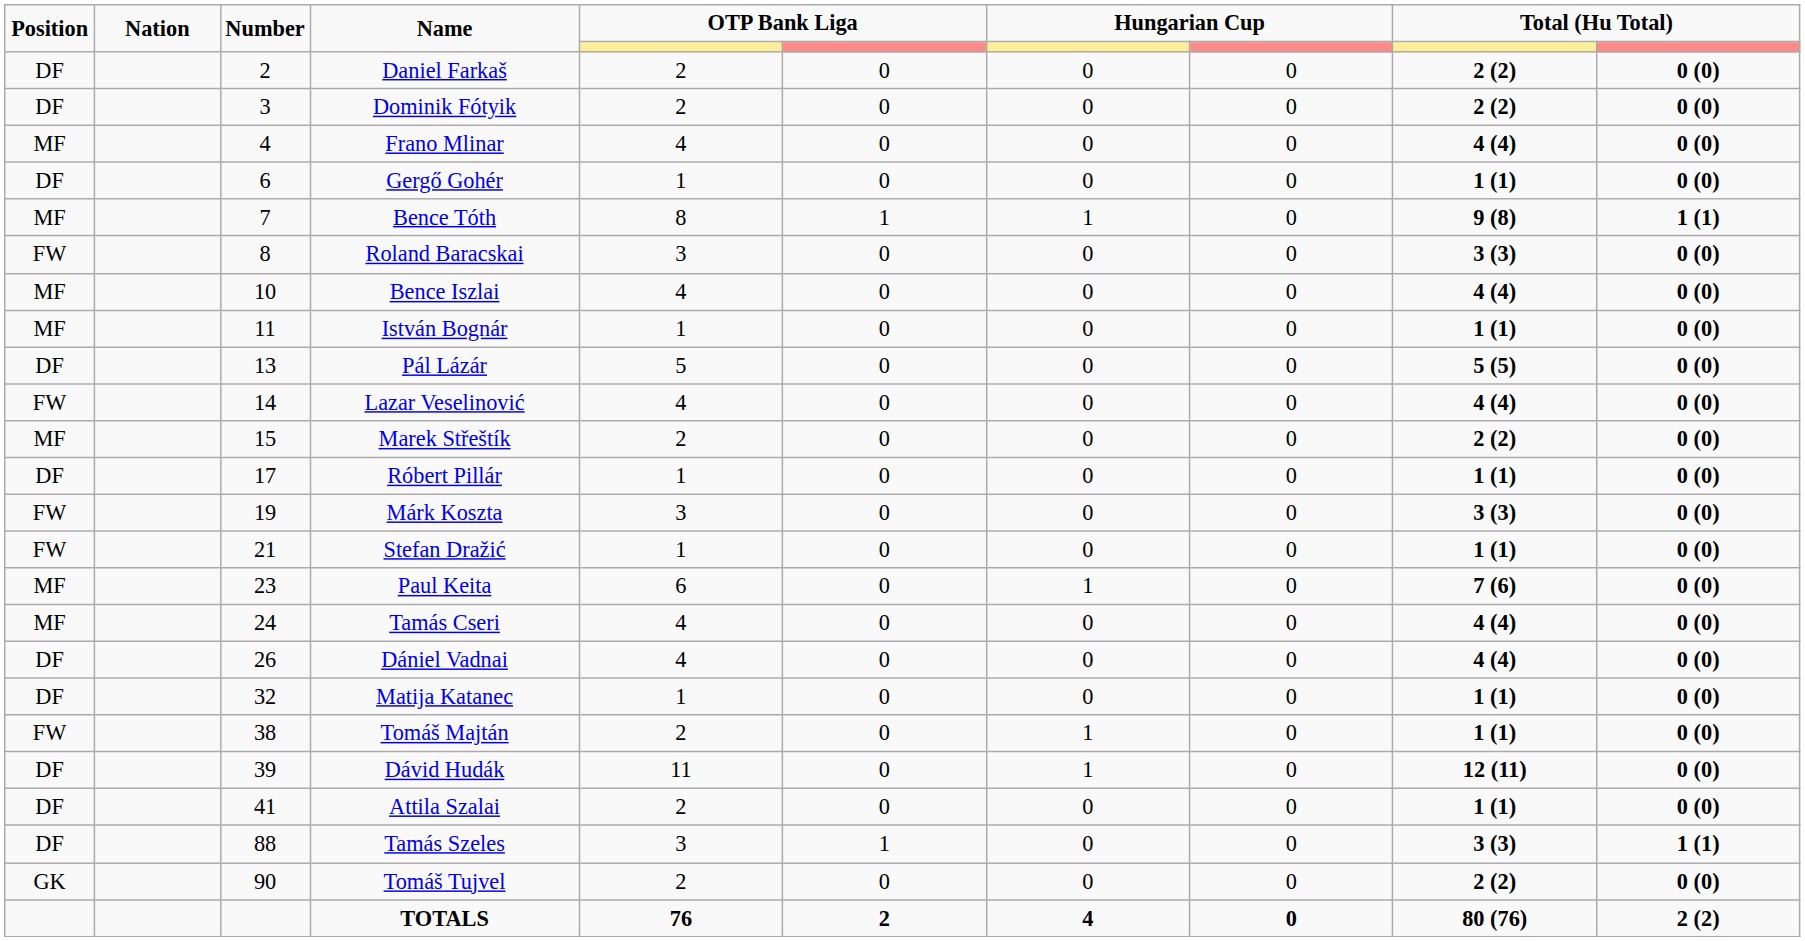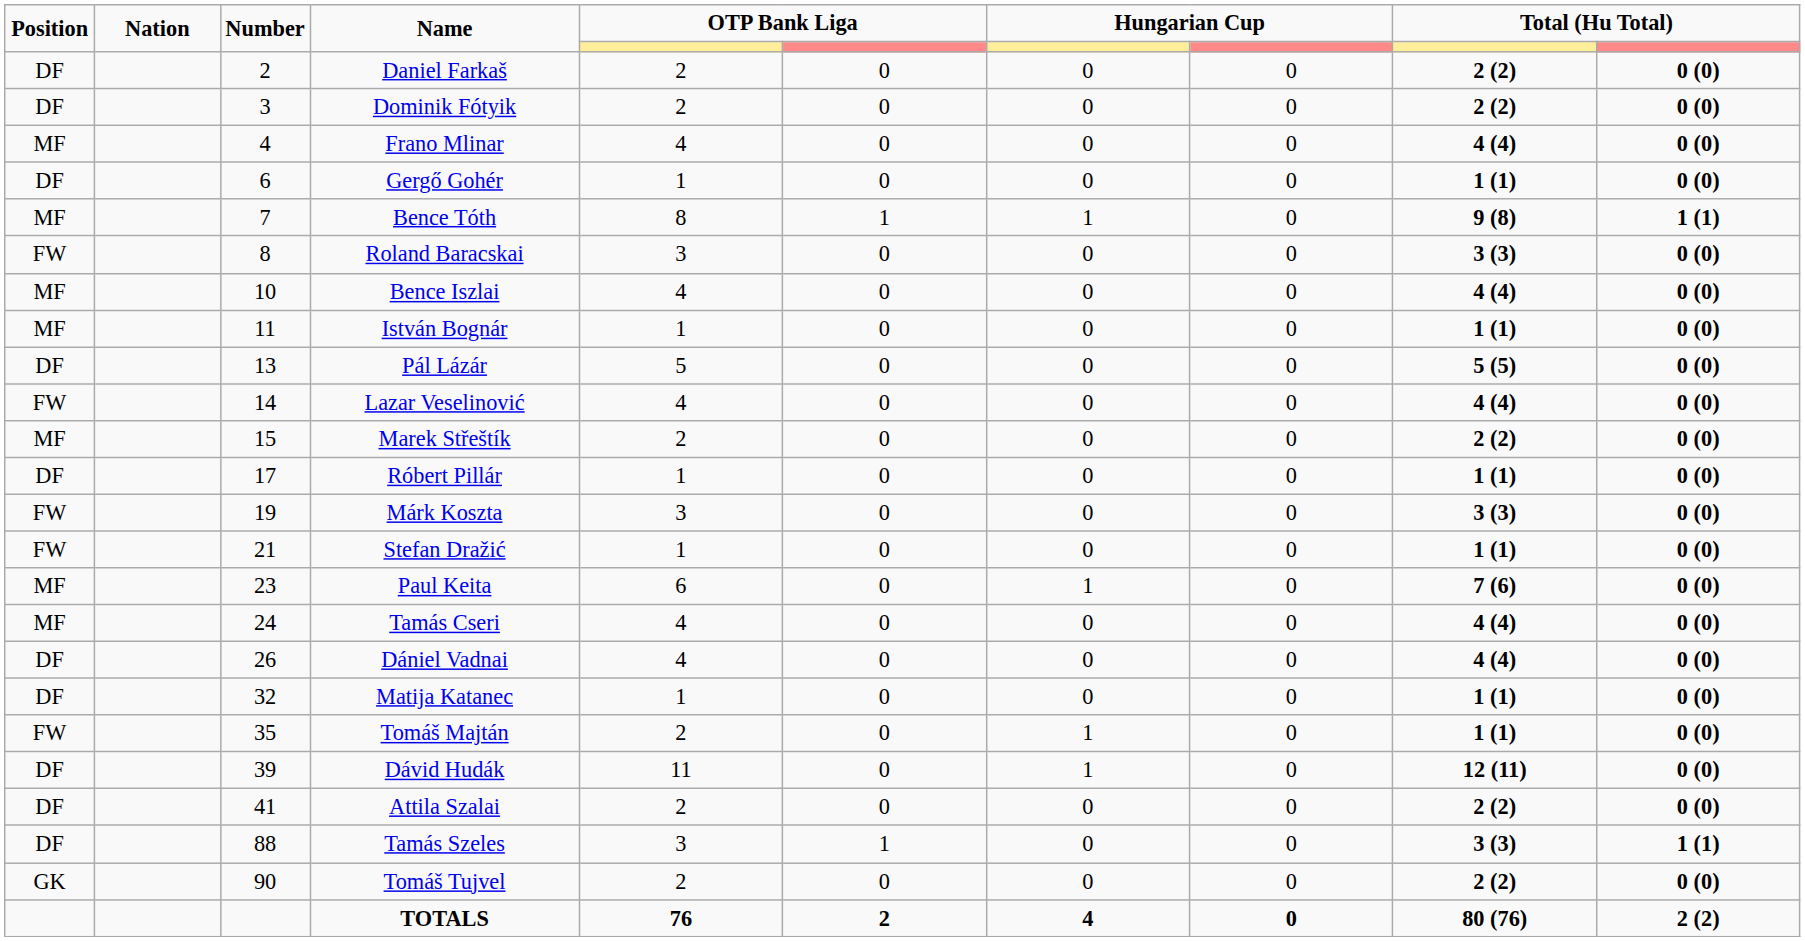(265, 733) 38 -> (265, 733) 35
(1495, 807) 1 (1) -> (1495, 807) 2 (2)
